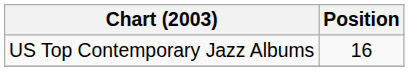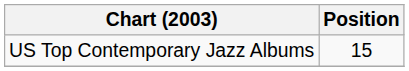(361, 50) 16 -> (361, 50) 15
